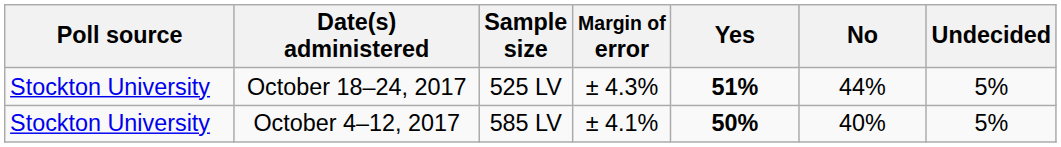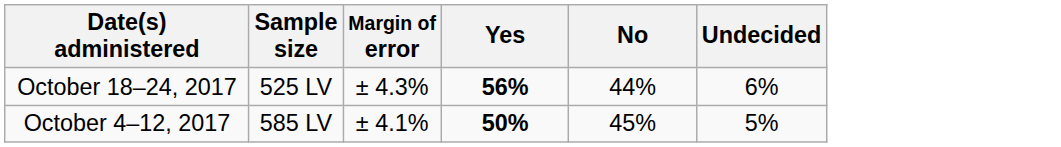- column: (120, 36)
(735, 86) 51% -> (505, 86) 56%
(991, 86) 5% -> (762, 86) 6%
(862, 123) 40% -> (633, 123) 45%
